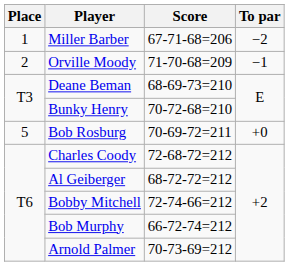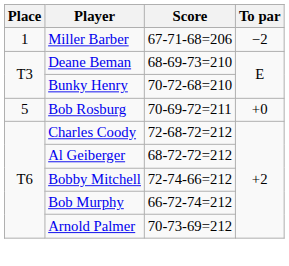- row: (92, 62)
